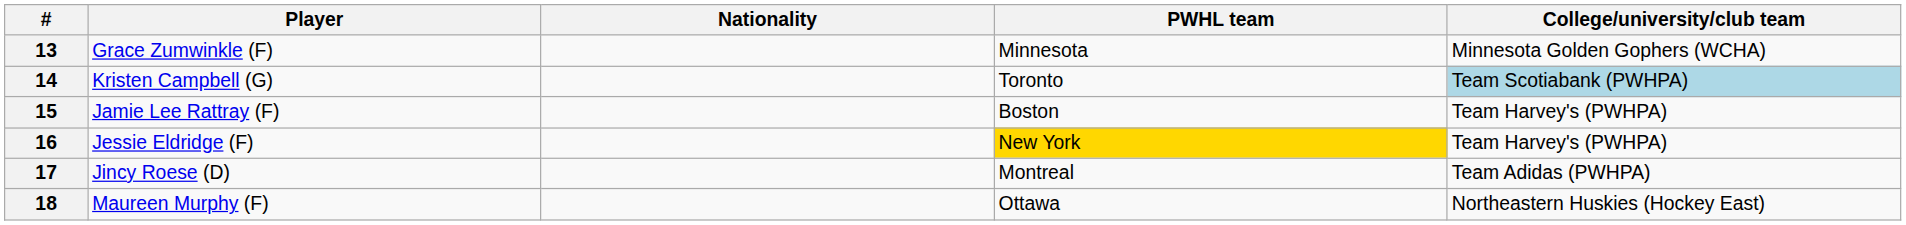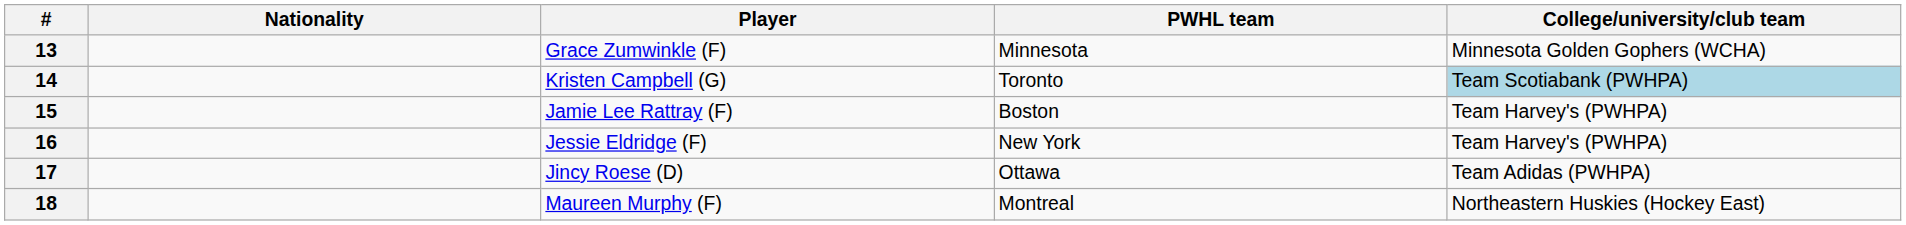columns swapped: (314, 19) <-> (768, 19)
(1040, 142) gold background -> (1040, 142) no background
(1036, 173) Montreal -> (1029, 173) Ottawa
(1029, 204) Ottawa -> (1036, 204) Montreal
